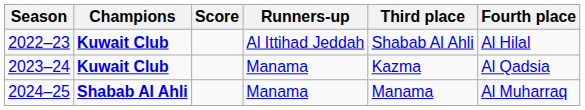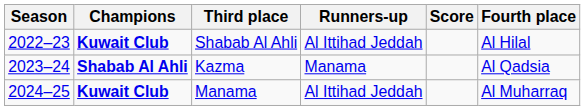columns swapped: (217, 17) <-> (423, 17)
(123, 67) Kuwait Club -> (132, 67) Shabab Al Ahli
(132, 92) Shabab Al Ahli -> (123, 92) Kuwait Club
(277, 92) Manama -> (364, 92) Al Ittihad Jeddah
